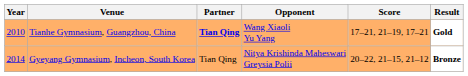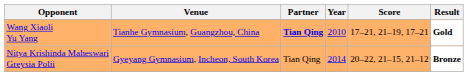columns swapped: (16, 12) <-> (295, 12)
